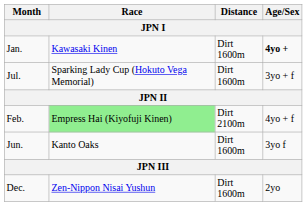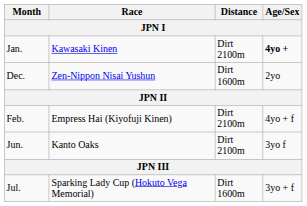(231, 49) Dirt 1600m -> (231, 49) Dirt 2100m
rows swapped: (16, 188) <-> (14, 76)
(112, 118) lightgreen background -> (112, 118) no background
(231, 145) Dirt 1600m -> (231, 145) Dirt 2100m
